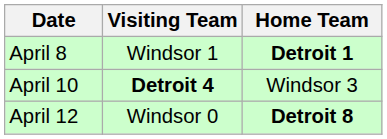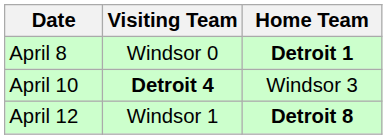(173, 52) Windsor 1 -> (173, 52) Windsor 0
(173, 117) Windsor 0 -> (173, 117) Windsor 1
